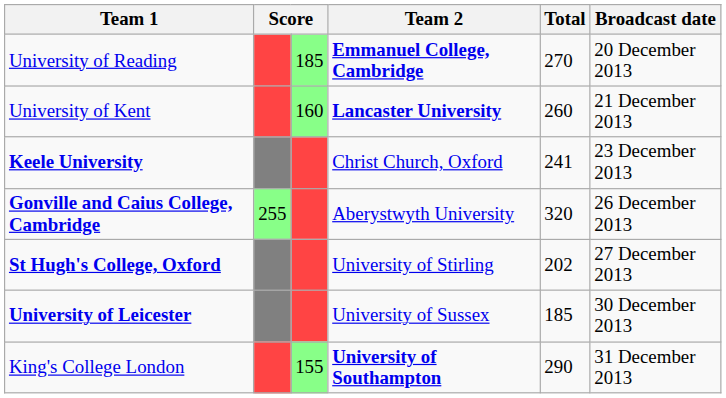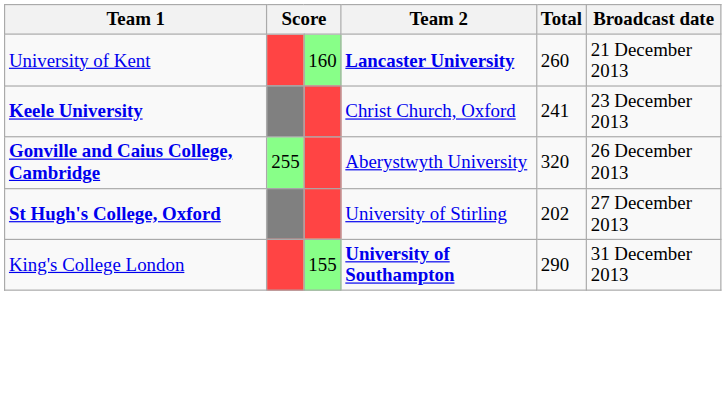- row: (93, 60)
- row: (100, 315)
